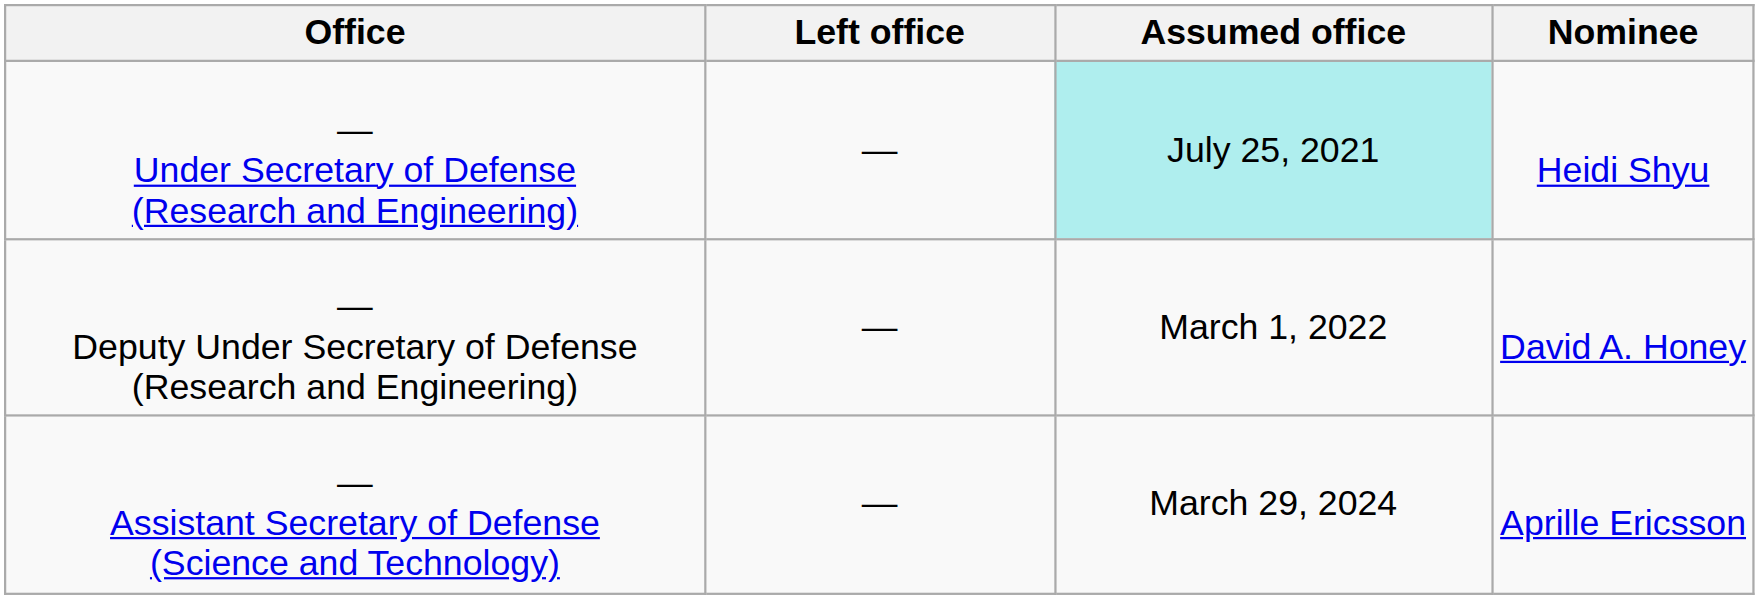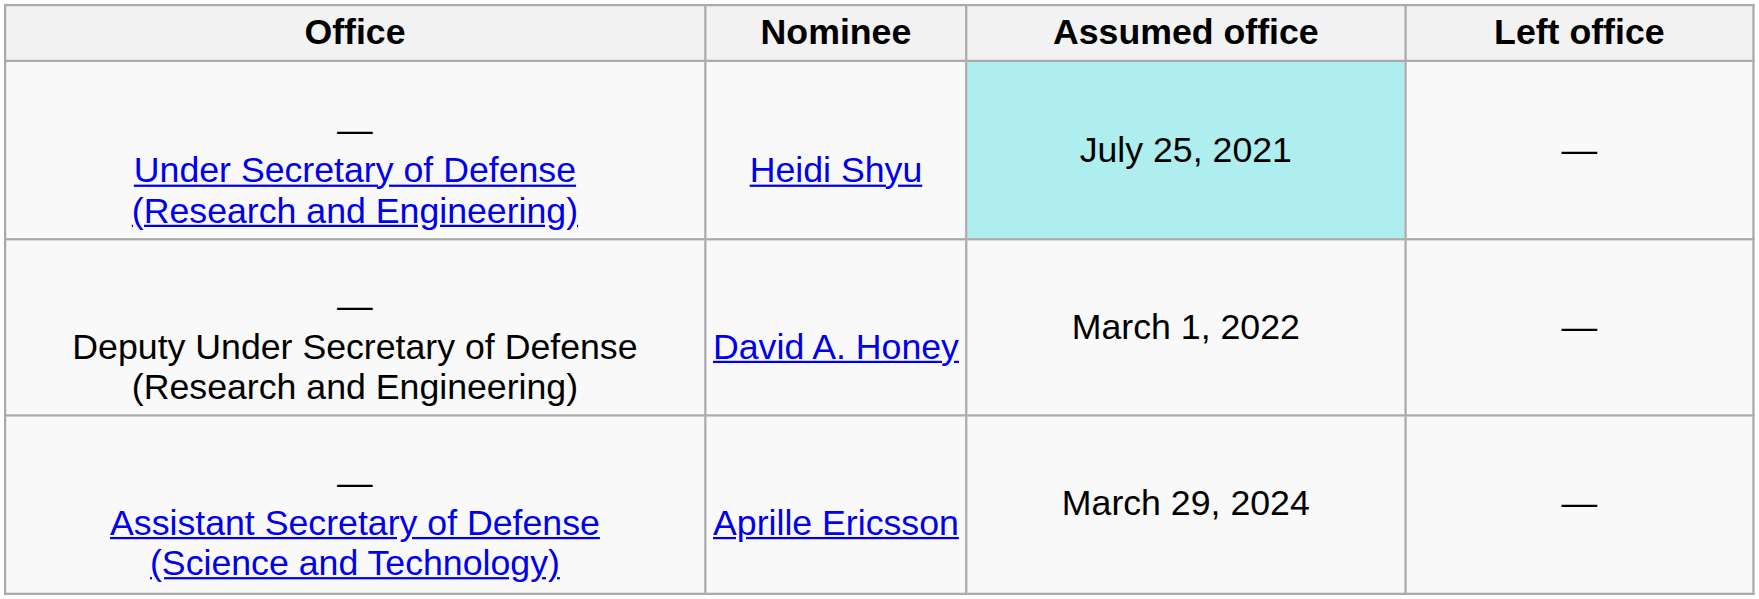columns swapped: (1623, 32) <-> (880, 32)
